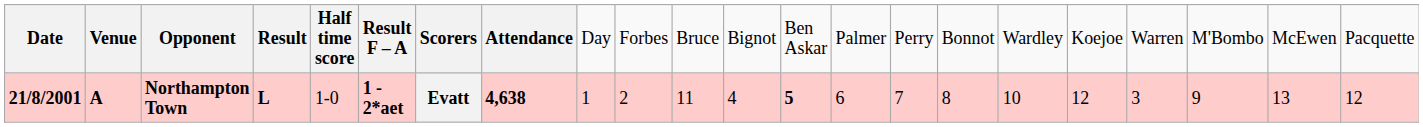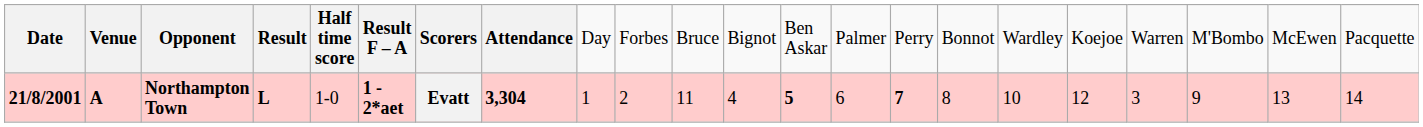(505, 97) 4,638 -> (505, 97) 3,304
(899, 97) normal -> (899, 97) bold
(1354, 97) 12 -> (1354, 97) 14
